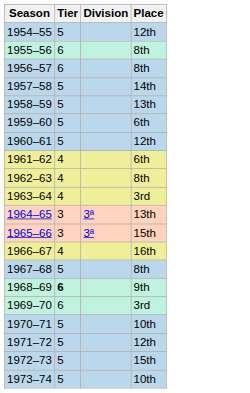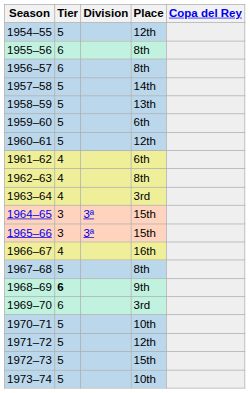+ column: (205, 13)
(145, 214) 13th -> (145, 214) 15th
